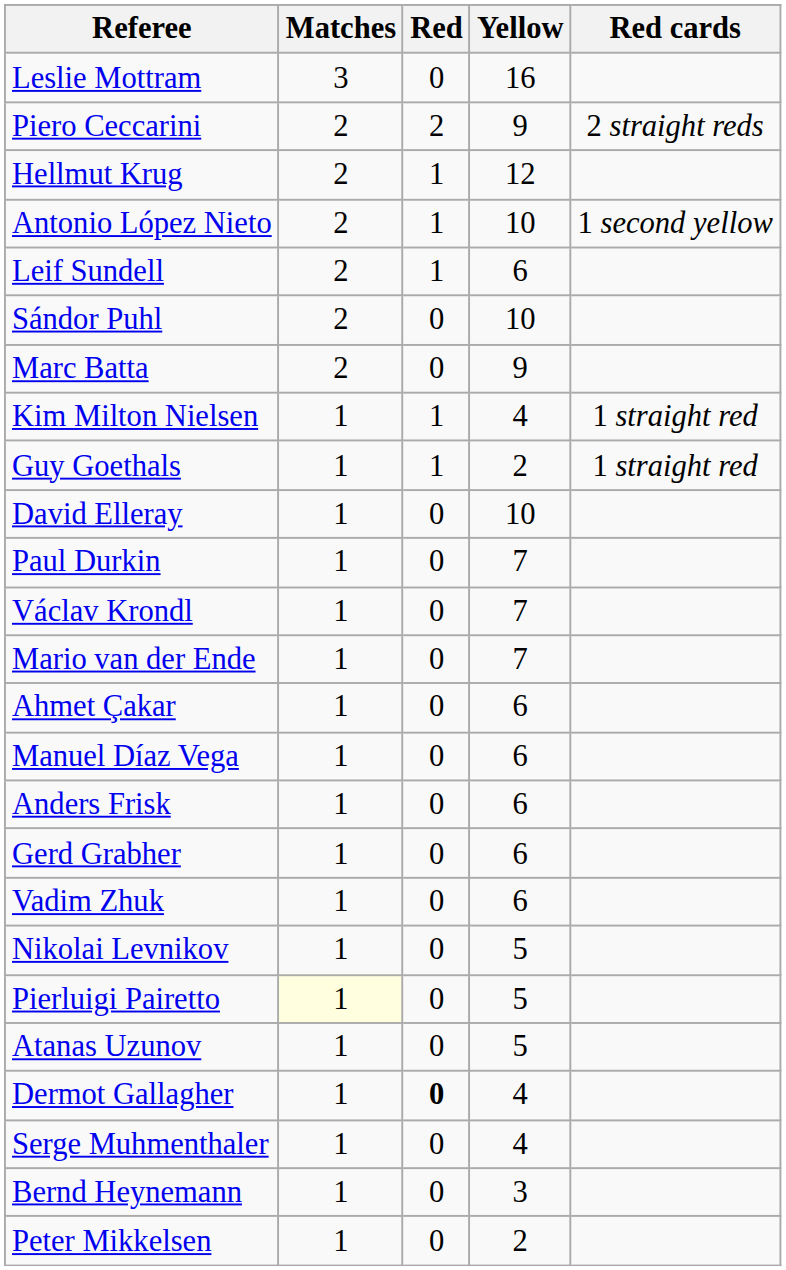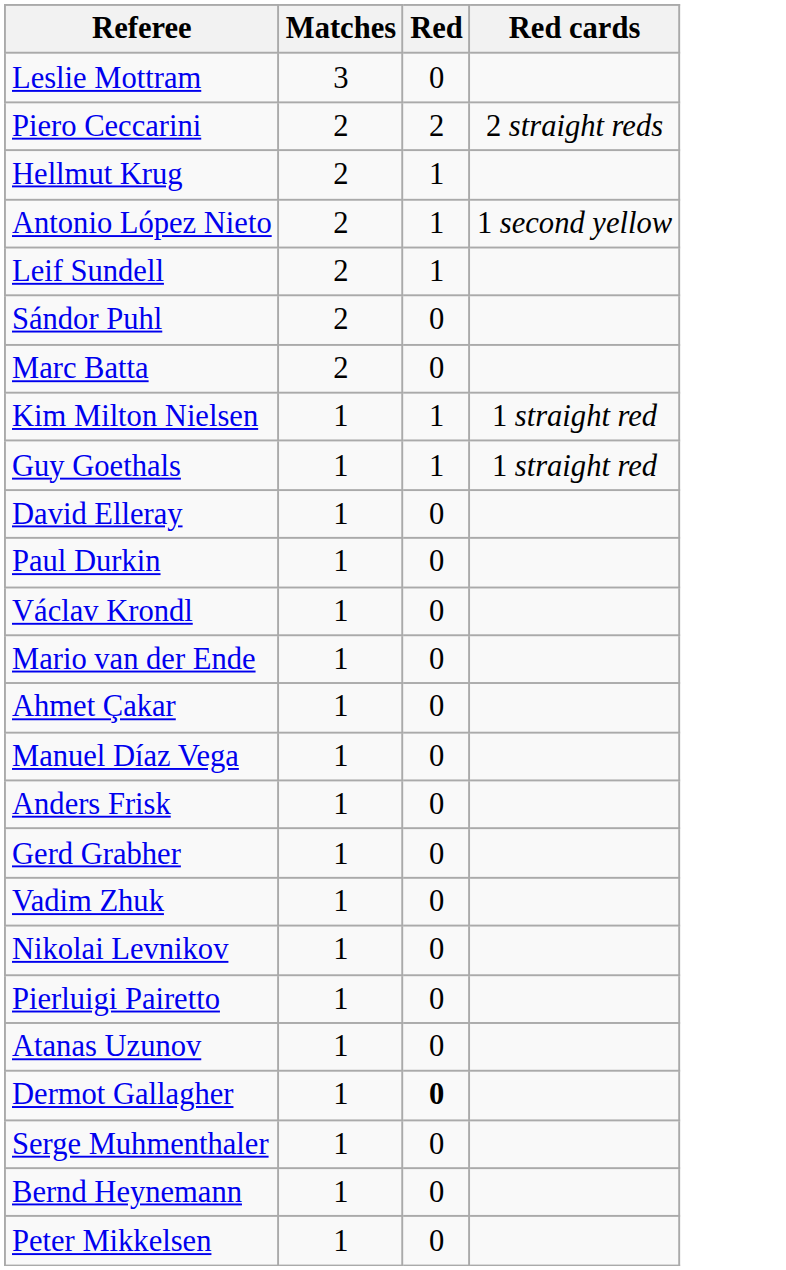- column: (520, 28)
(341, 998) lightyellow background -> (341, 998) no background
